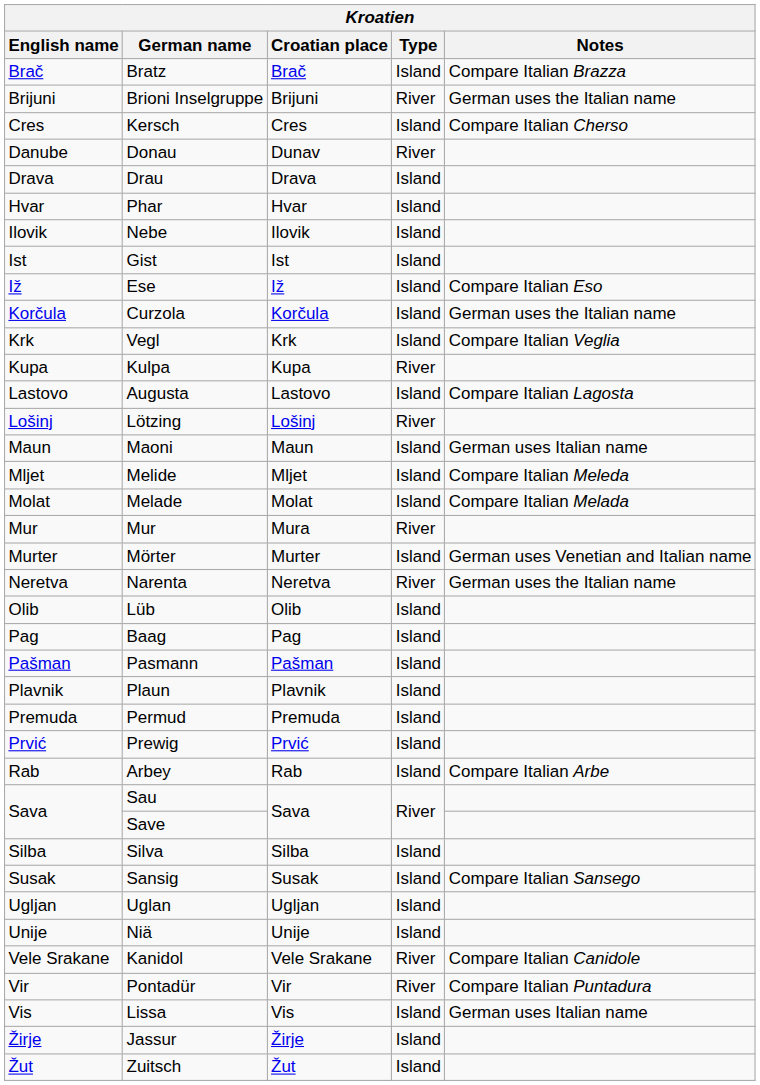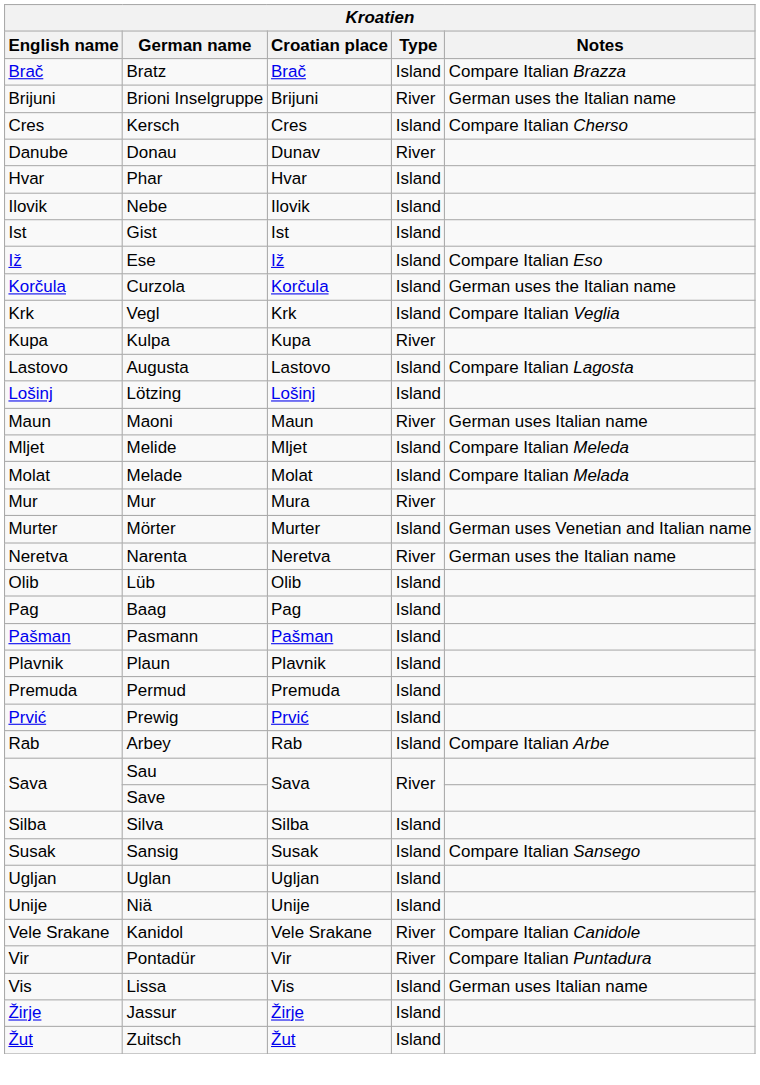- row: (145, 179)
(416, 421) River -> (418, 394) Island
(418, 448) Island -> (416, 421) River
